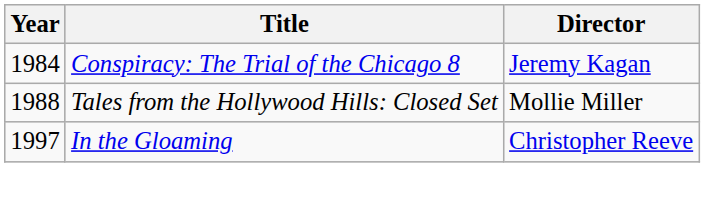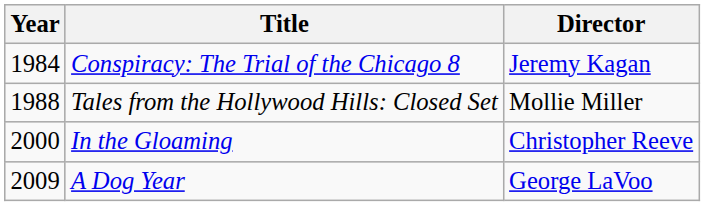(35, 141) 1997 -> (35, 141) 2000
+ row: (128, 180)
